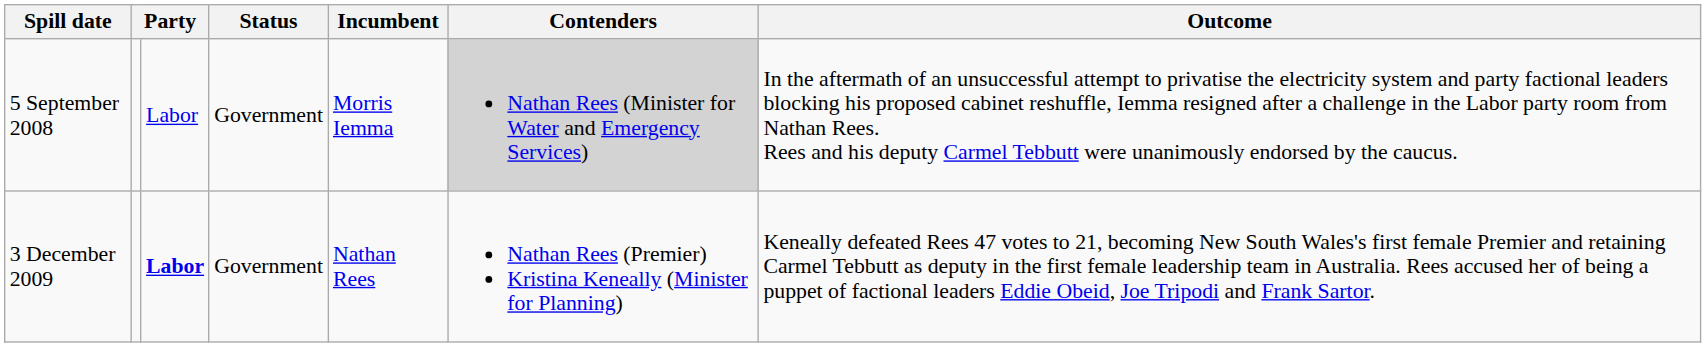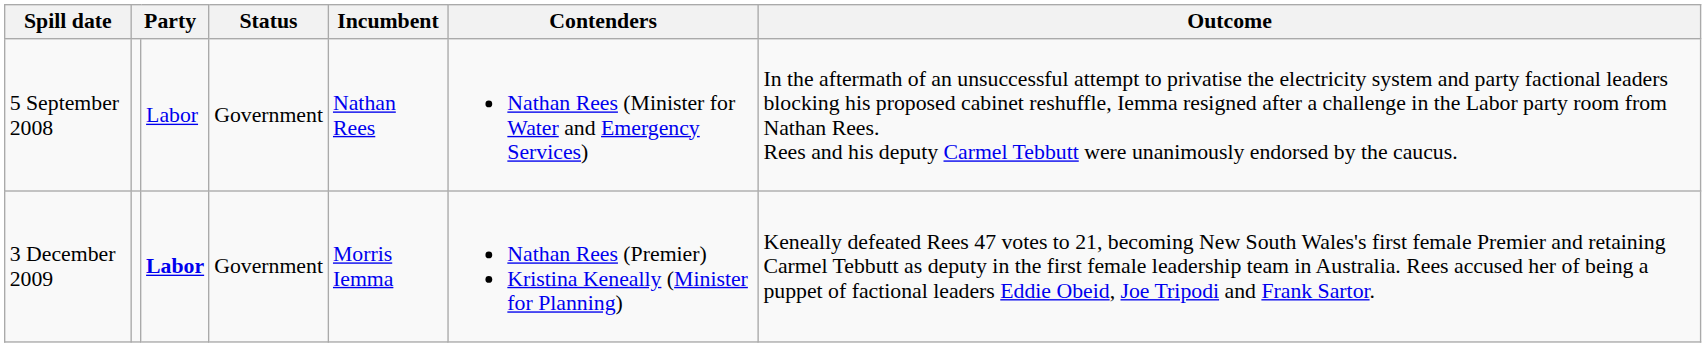(363, 114) Morris Iemma -> (364, 114) Nathan Rees
(603, 127) lightgrey background -> (603, 127) no background
(364, 266) Nathan Rees -> (363, 266) Morris Iemma
